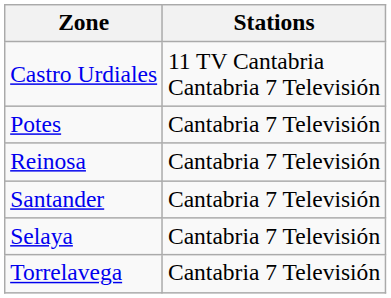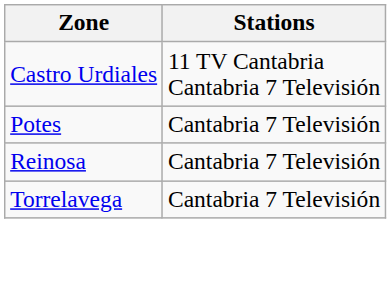- row: (57, 198)
- row: (42, 236)
